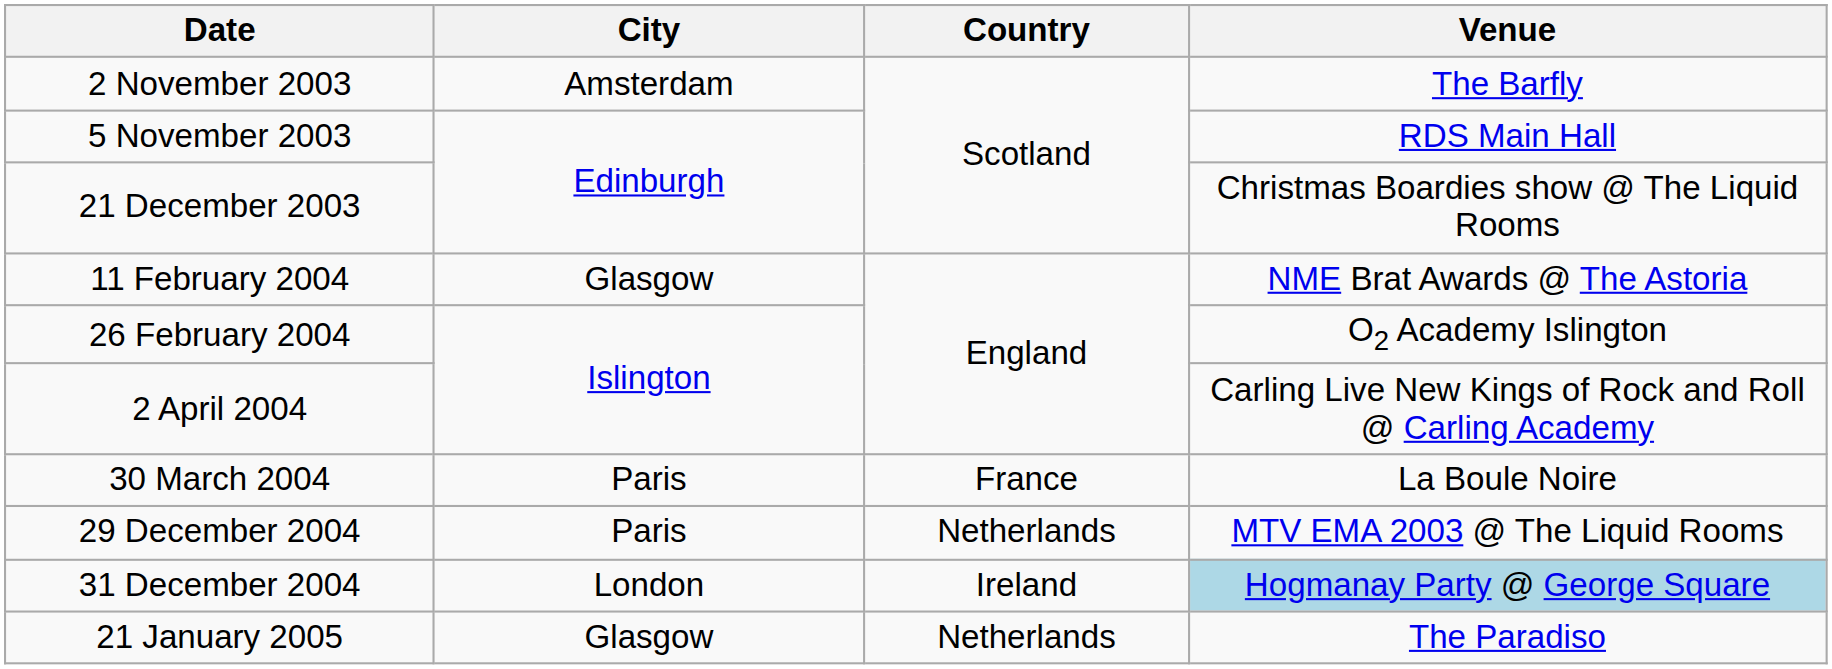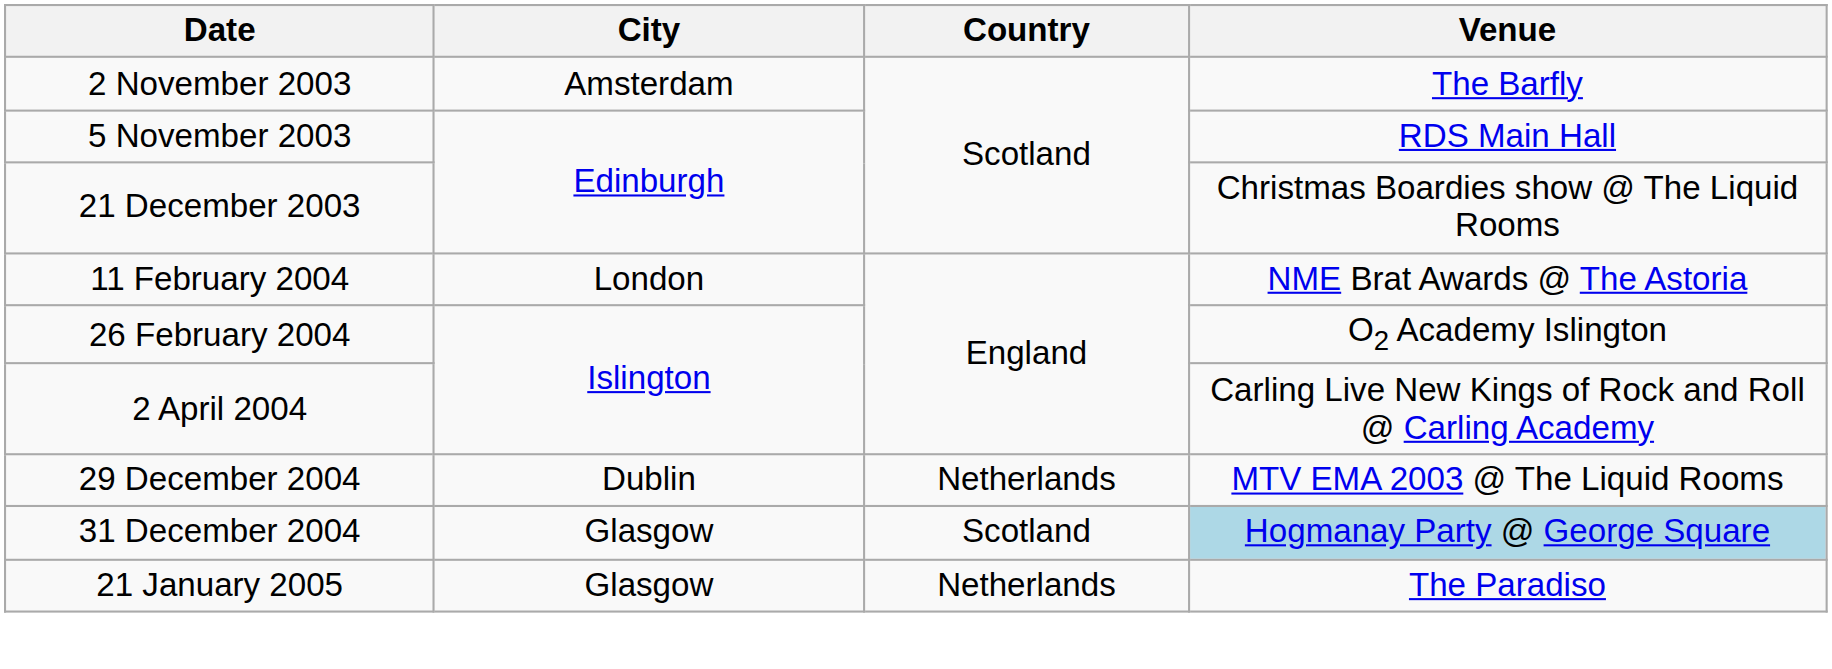(649, 278) Glasgow -> (649, 278) London
- row: (220, 479)
(649, 532) Paris -> (649, 479) Dublin
(649, 584) London -> (649, 532) Glasgow
(1026, 584) Ireland -> (1026, 532) Scotland
